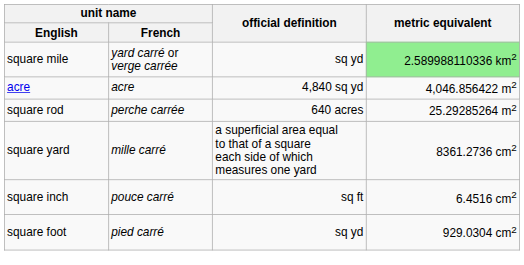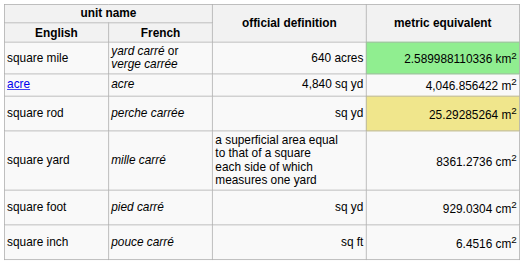(349, 59) sq yd -> (337, 58) 640 acres
(337, 110) 640 acres -> (349, 113) sq yd
(473, 110) no background -> (473, 113) khaki background
rows swapped: (37, 232) <-> (38, 197)
